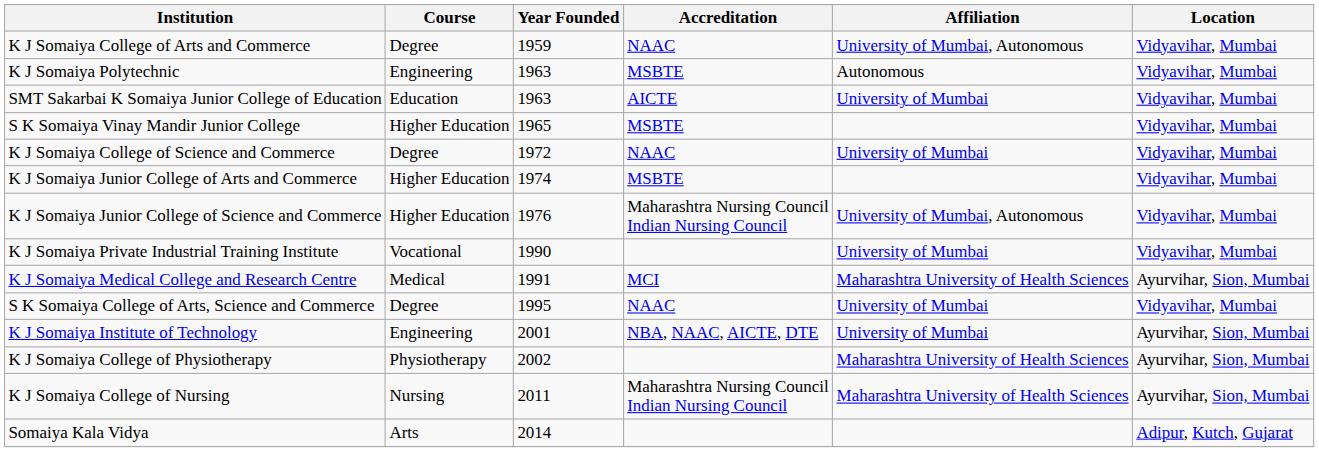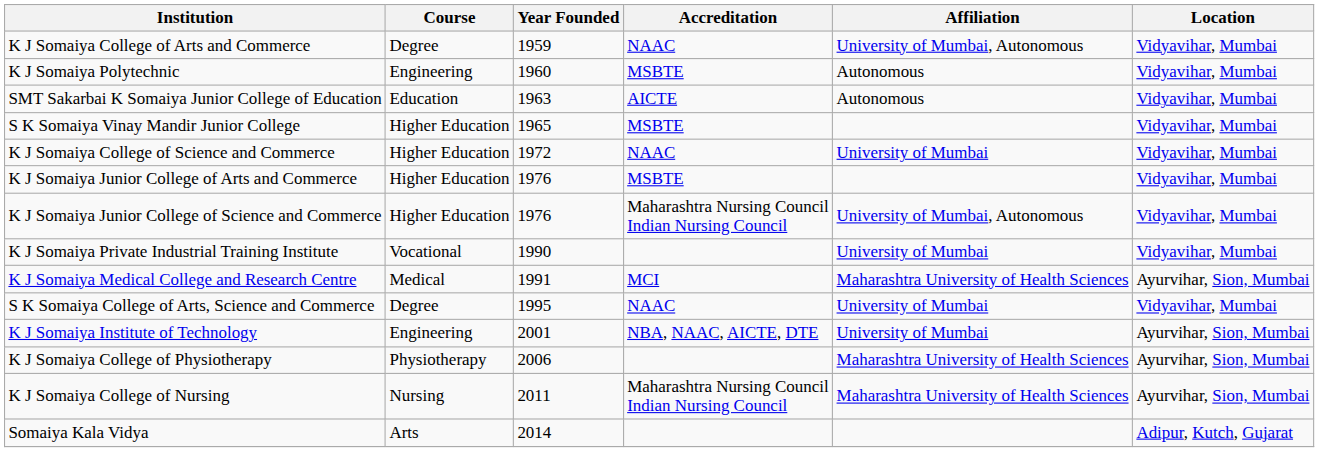(534, 71) 1963 -> (534, 71) 1960
(912, 98) University of Mumbai -> (880, 98) Autonomous
(414, 152) Degree -> (450, 152) Higher Education
(534, 179) 1974 -> (534, 179) 1976
(534, 359) 2002 -> (534, 359) 2006
